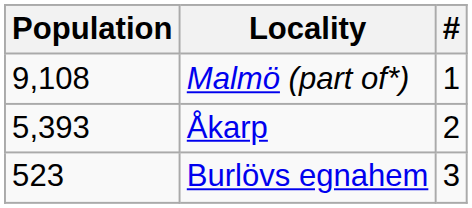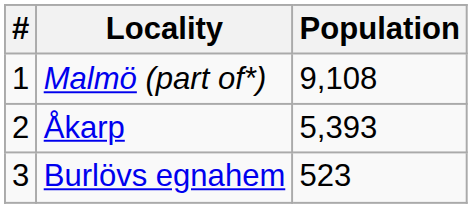columns swapped: (451, 29) <-> (92, 29)
